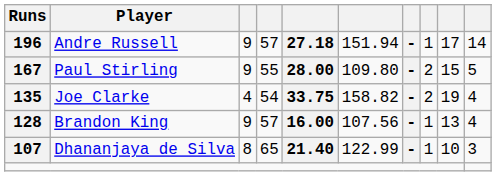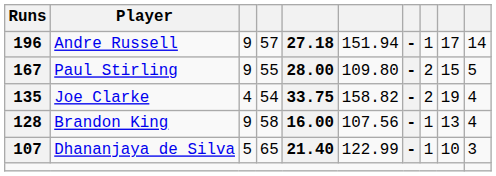(269, 123) 57 -> (269, 123) 58
(247, 150) 8 -> (247, 150) 5
